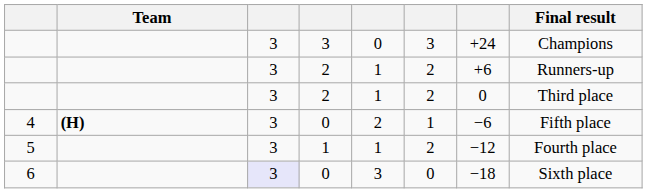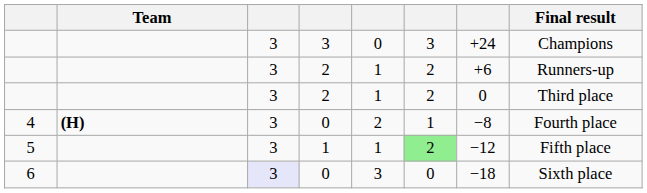(483, 122) −6 -> (483, 122) −8
(575, 122) Fifth place -> (575, 122) Fourth place
(430, 148) no background -> (430, 148) lightgreen background
(575, 148) Fourth place -> (575, 148) Fifth place
